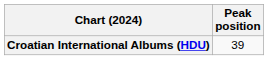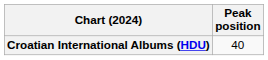(238, 45) 39 -> (238, 45) 40
